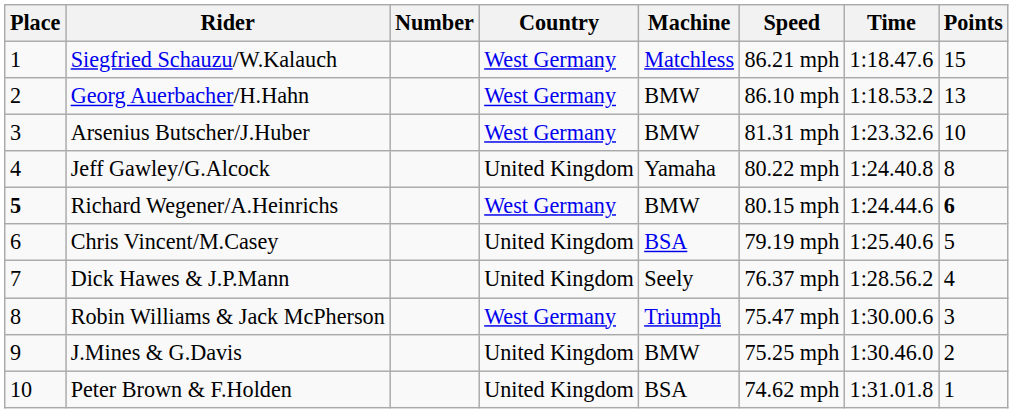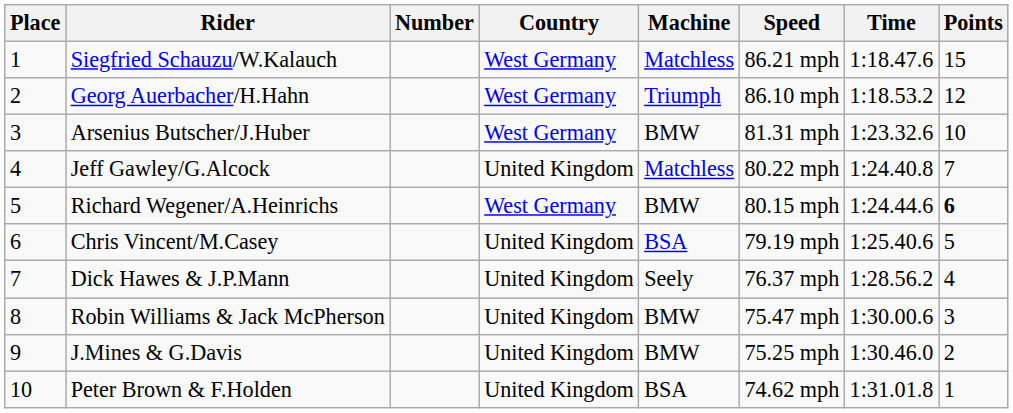(672, 96) BMW -> (683, 96) Triumph
(955, 96) 13 -> (955, 96) 12
(680, 169) Yamaha -> (689, 169) Matchless
(949, 169) 8 -> (949, 169) 7
(15, 205) bold -> (15, 205) normal
(550, 315) West Germany -> (559, 315) United Kingdom
(683, 315) Triumph -> (672, 315) BMW
